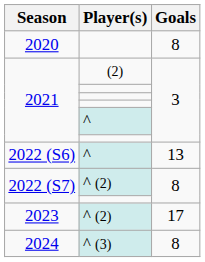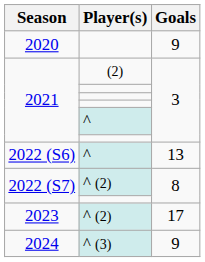(176, 44) 8 -> (176, 44) 9
(176, 243) 8 -> (176, 243) 9
